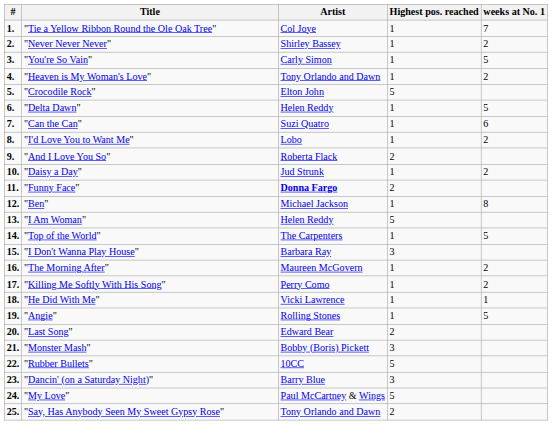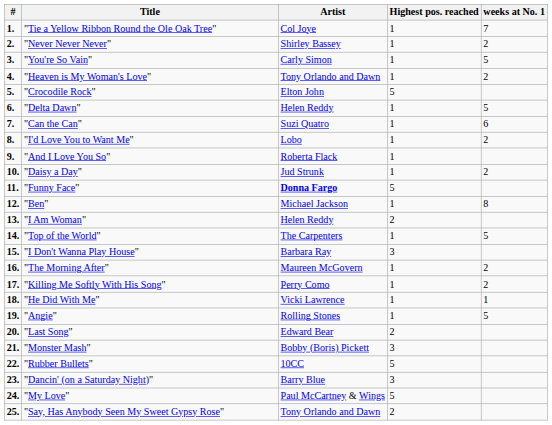(392, 156) 2 -> (392, 156) 1
(392, 188) 2 -> (392, 188) 5
(392, 220) 5 -> (392, 220) 2
